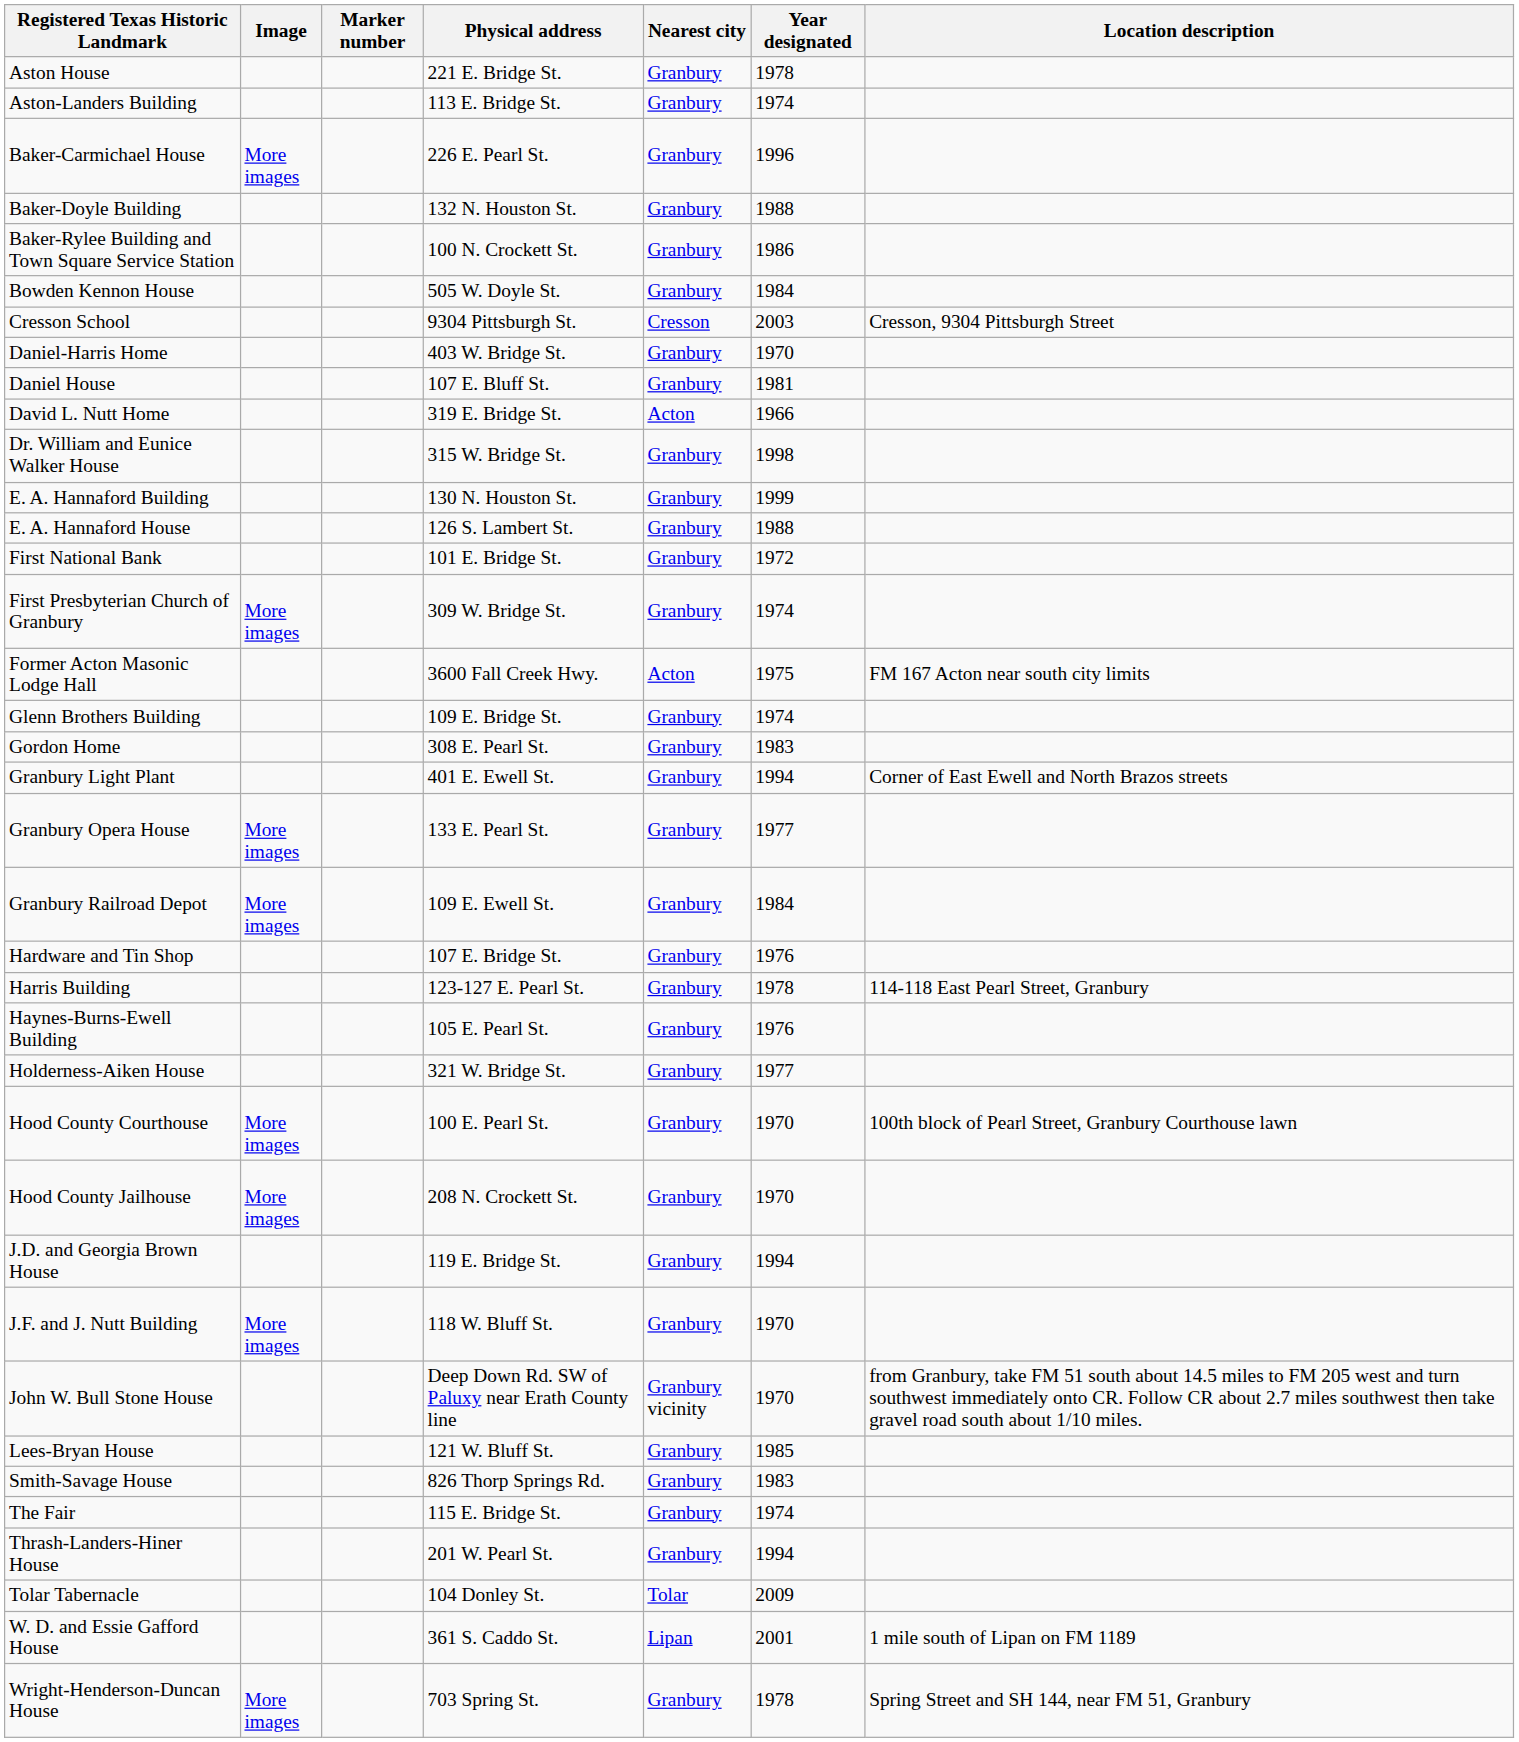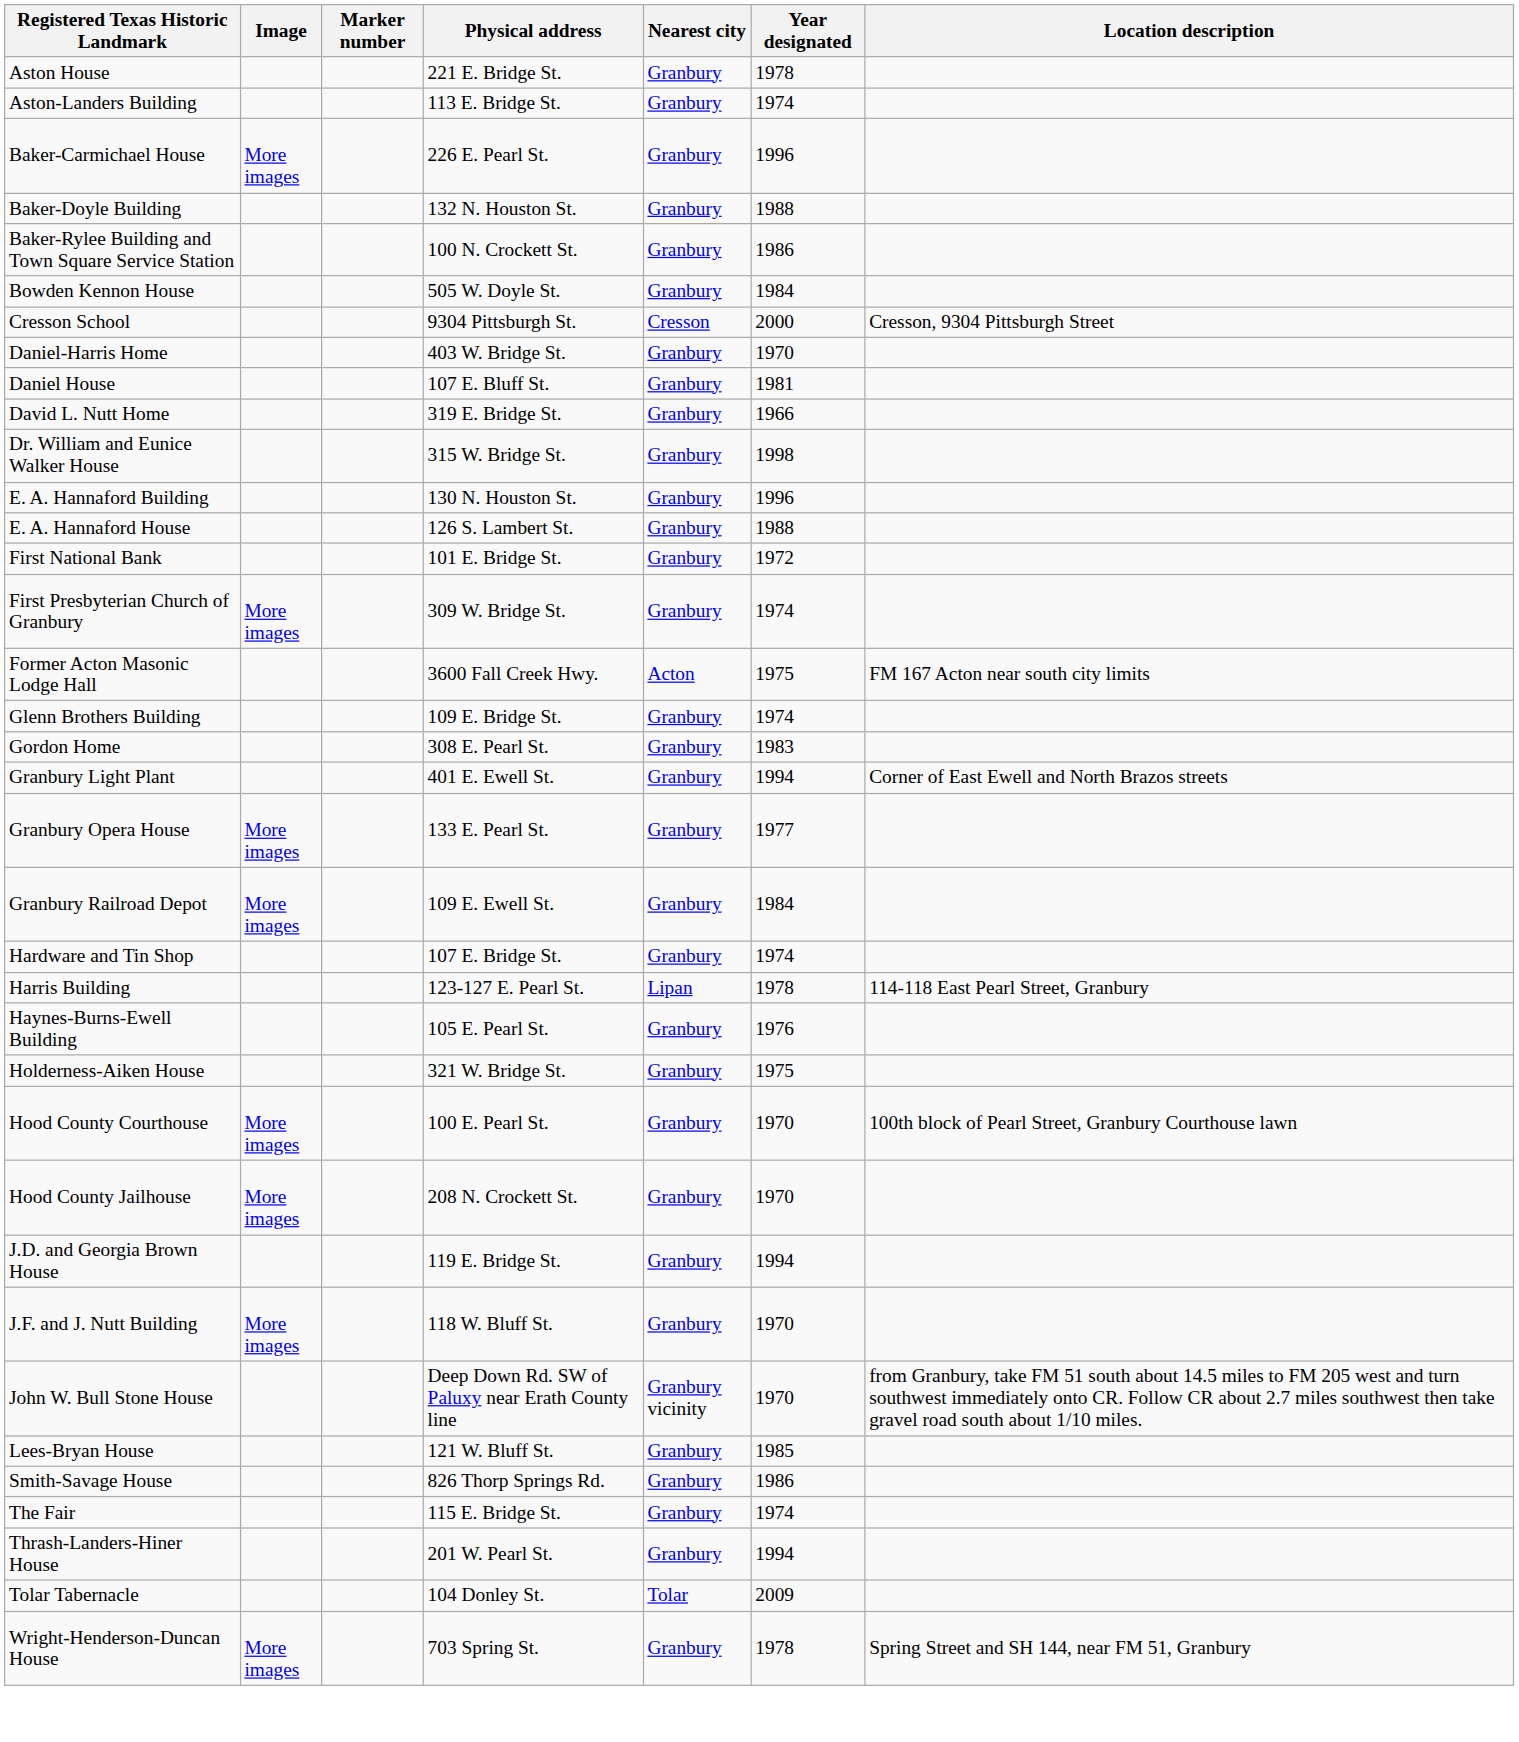(775, 321) 2003 -> (775, 321) 2000
(671, 414) Acton -> (685, 414) Granbury
(775, 497) 1999 -> (775, 497) 1996
(775, 956) 1976 -> (775, 956) 1974
(685, 987) Granbury -> (670, 987) Lipan
(775, 1070) 1977 -> (775, 1070) 1975
(775, 1481) 1983 -> (775, 1481) 1986
- row: (104, 1637)
